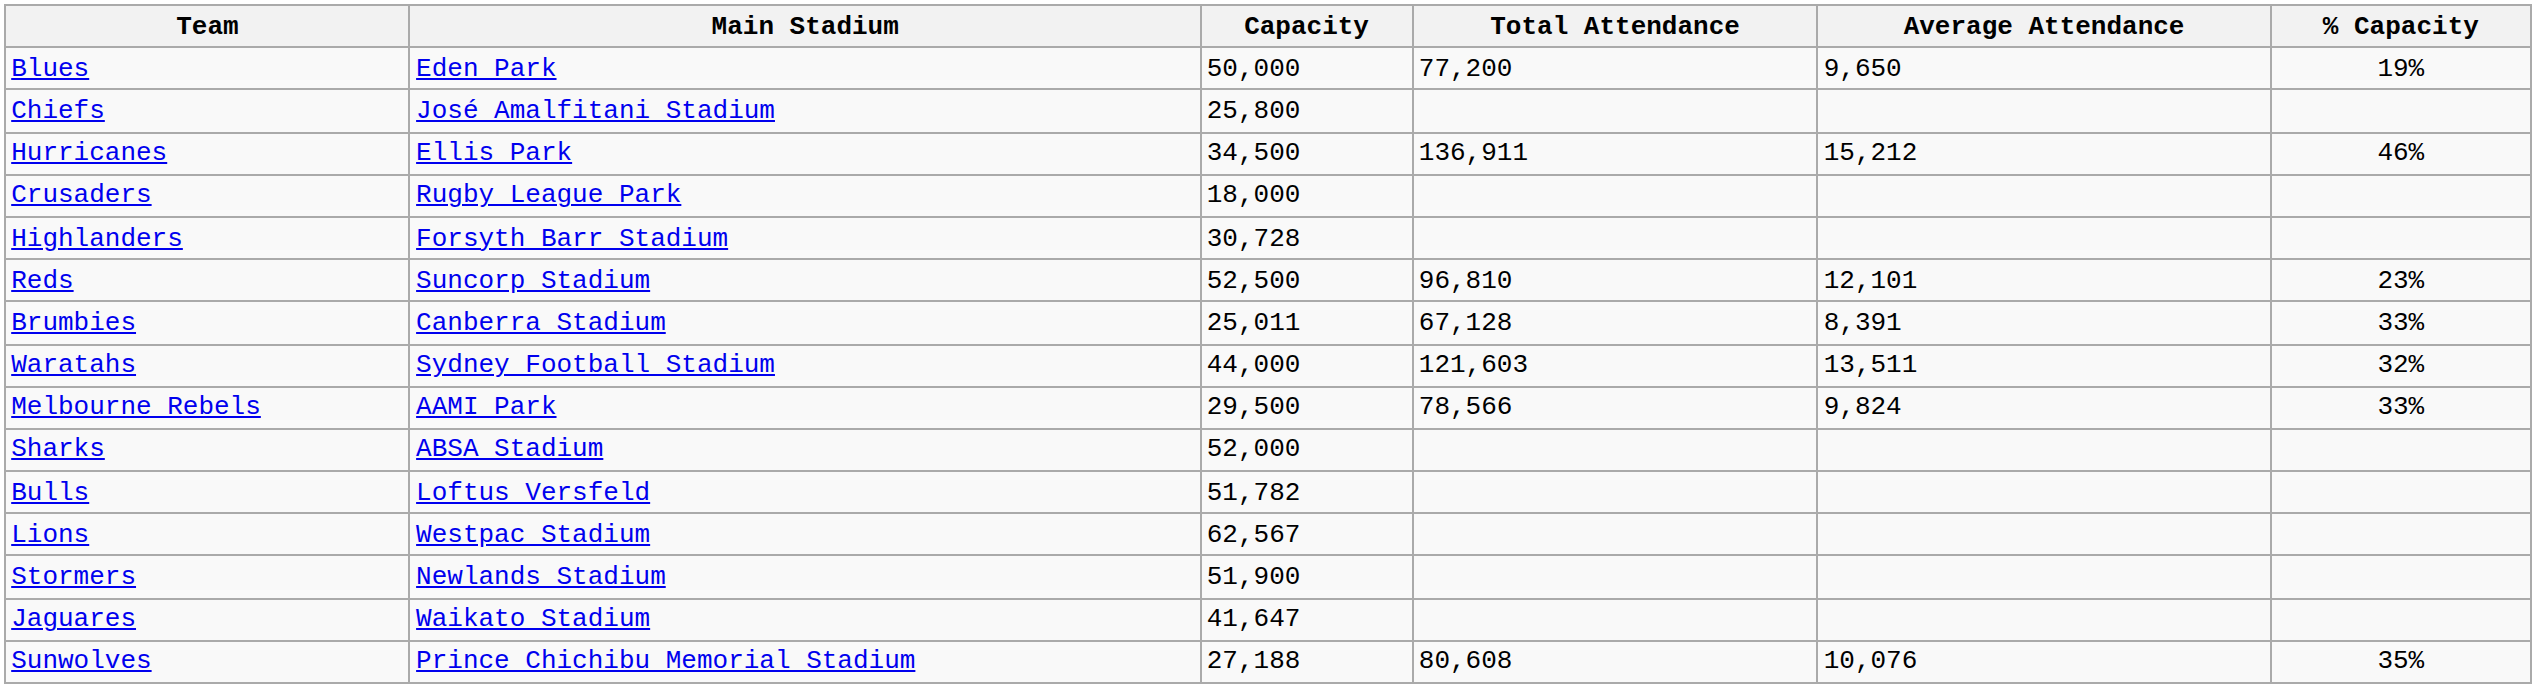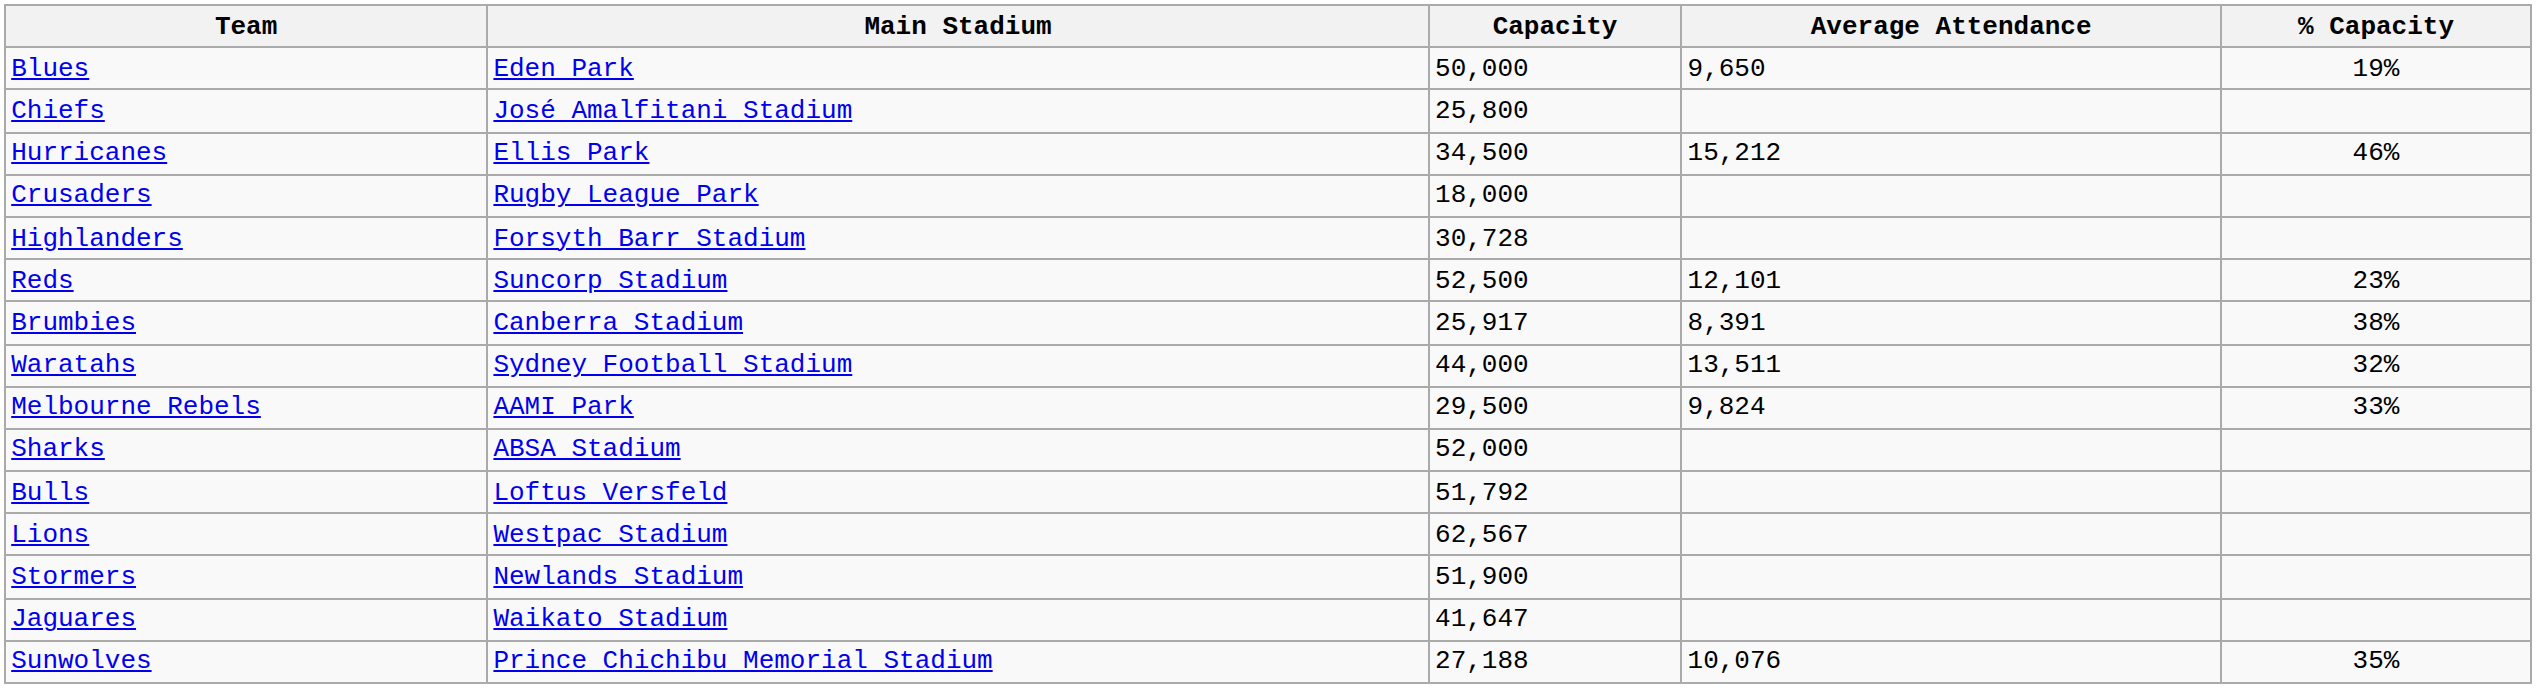- column: (1615, 26)
(1254, 323) 25,011 -> (1482, 323) 25,917
(2401, 323) 33% -> (2376, 323) 38%
(1254, 492) 51,782 -> (1482, 492) 51,792
